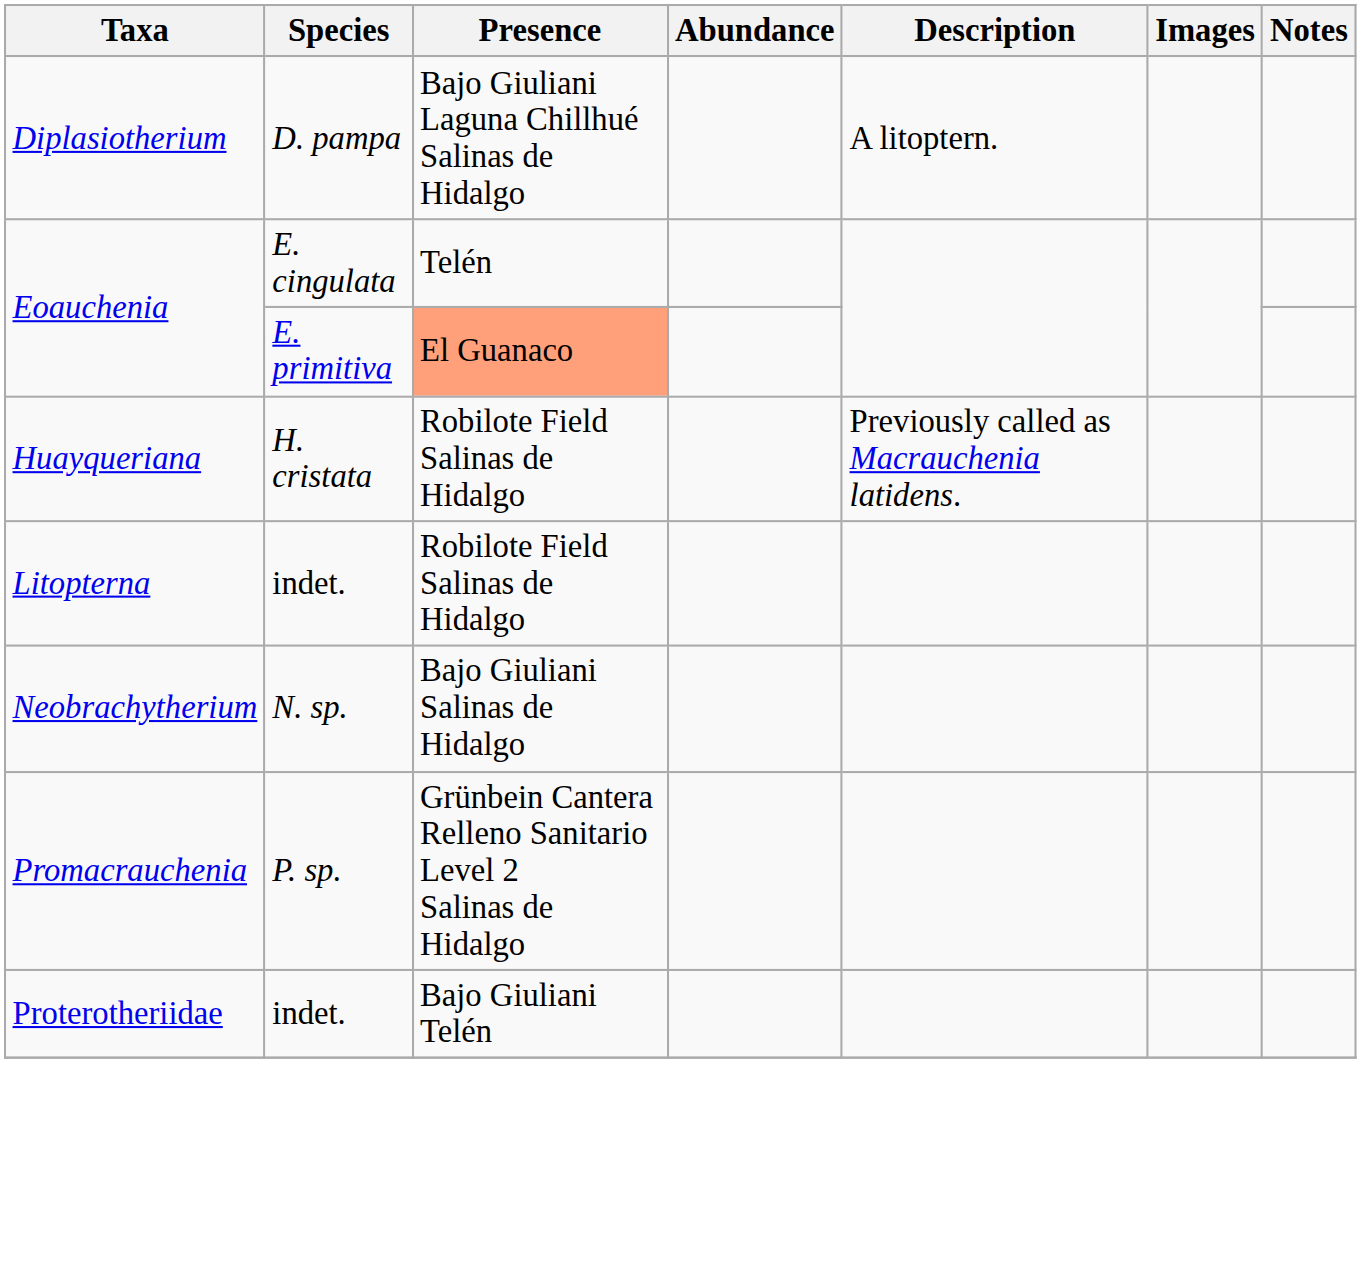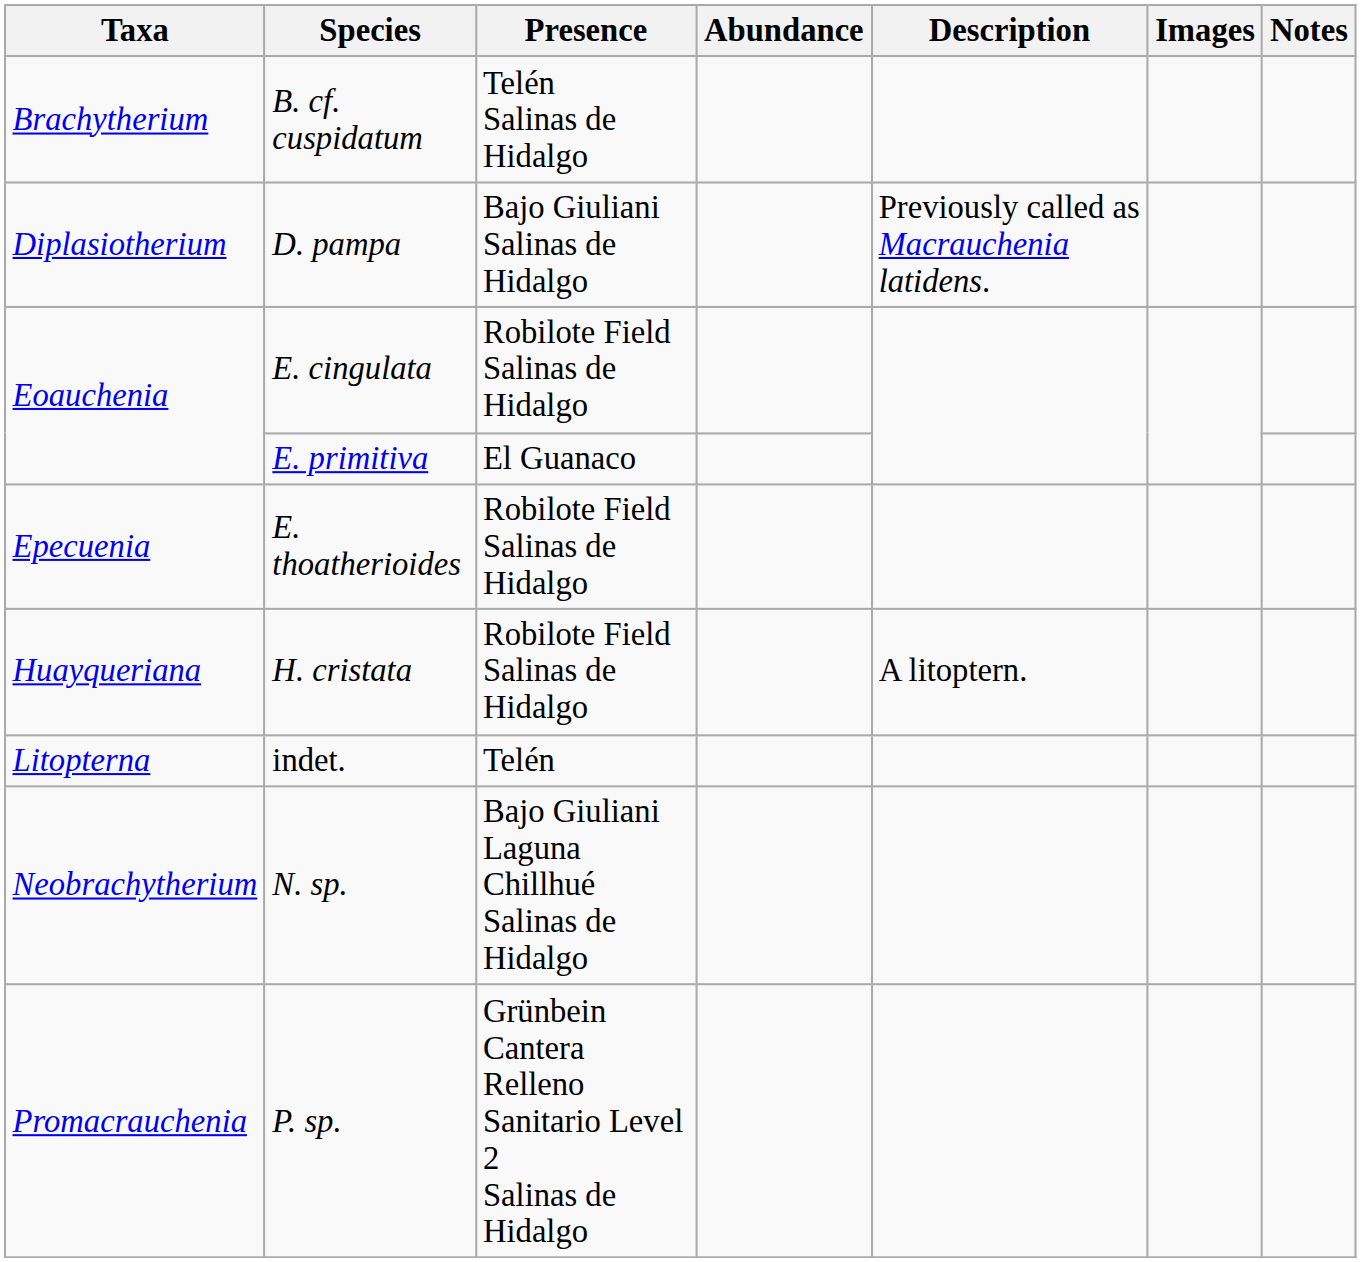+ row: (110, 118)
(529, 137) Bajo Giuliani Laguna Chillhué Salinas de Hidalgo -> (571, 244) Bajo Giuliani Salinas de Hidalgo
(924, 137) A litoptern. -> (1009, 244) Previously called as Macrauchenia latidens.
(456, 262) Telén -> (577, 369) Robilote Field Salinas de Hidalgo
(497, 350) lightsalmon background -> (560, 457) no background
+ row: (81, 546)
(980, 457) Previously called as Macrauchenia latidens. -> (953, 671) A litoptern.
(514, 582) Robilote Field Salinas de Hidalgo -> (519, 759) Telén
(508, 708) Bajo Giuliani Salinas de Hidalgo -> (571, 885) Bajo Giuliani Laguna Chillhué Salinas de Hidalgo
- row: (118, 1013)
